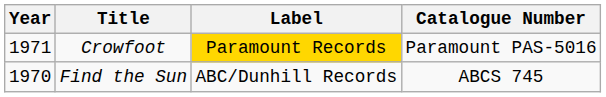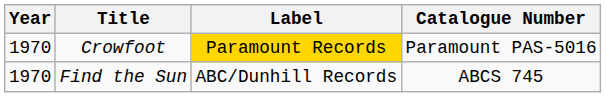(30, 48) 1971 -> (30, 48) 1970
